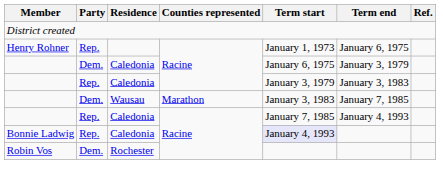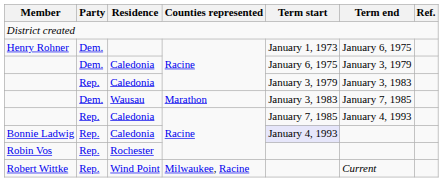(89, 47) Rep. -> (91, 47) Dem.
(91, 151) Dem. -> (89, 151) Rep.
+ row: (38, 168)
